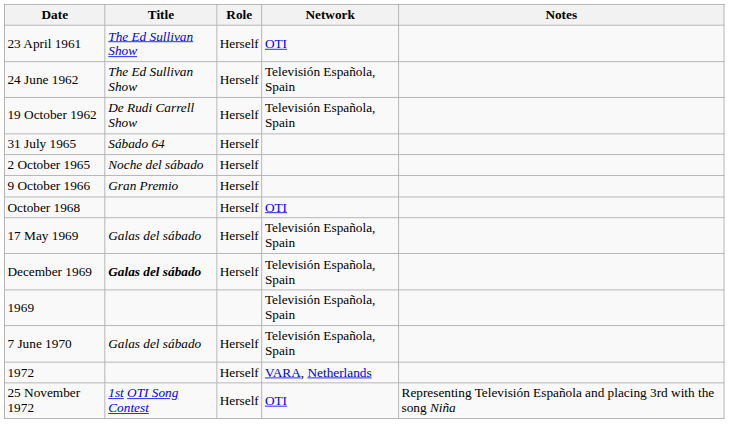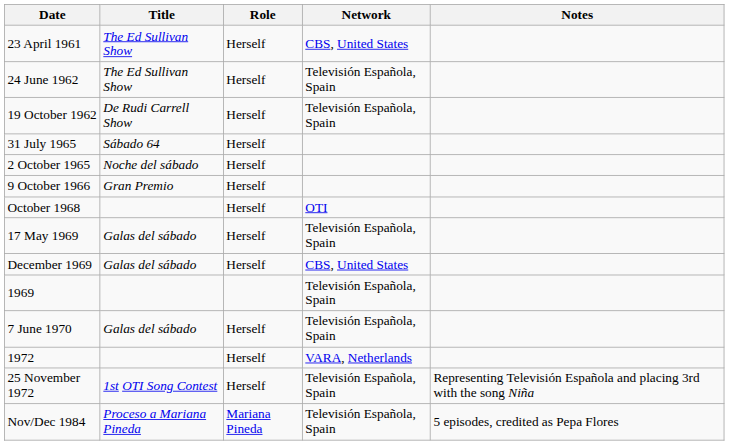(276, 43) OTI -> (357, 43) CBS, United States
(155, 271) bold -> (150, 264) normal
(320, 271) Televisión Española, Spain -> (357, 264) CBS, United States
(276, 400) OTI -> (361, 385) Televisión Española, Spain
+ row: (46, 421)
